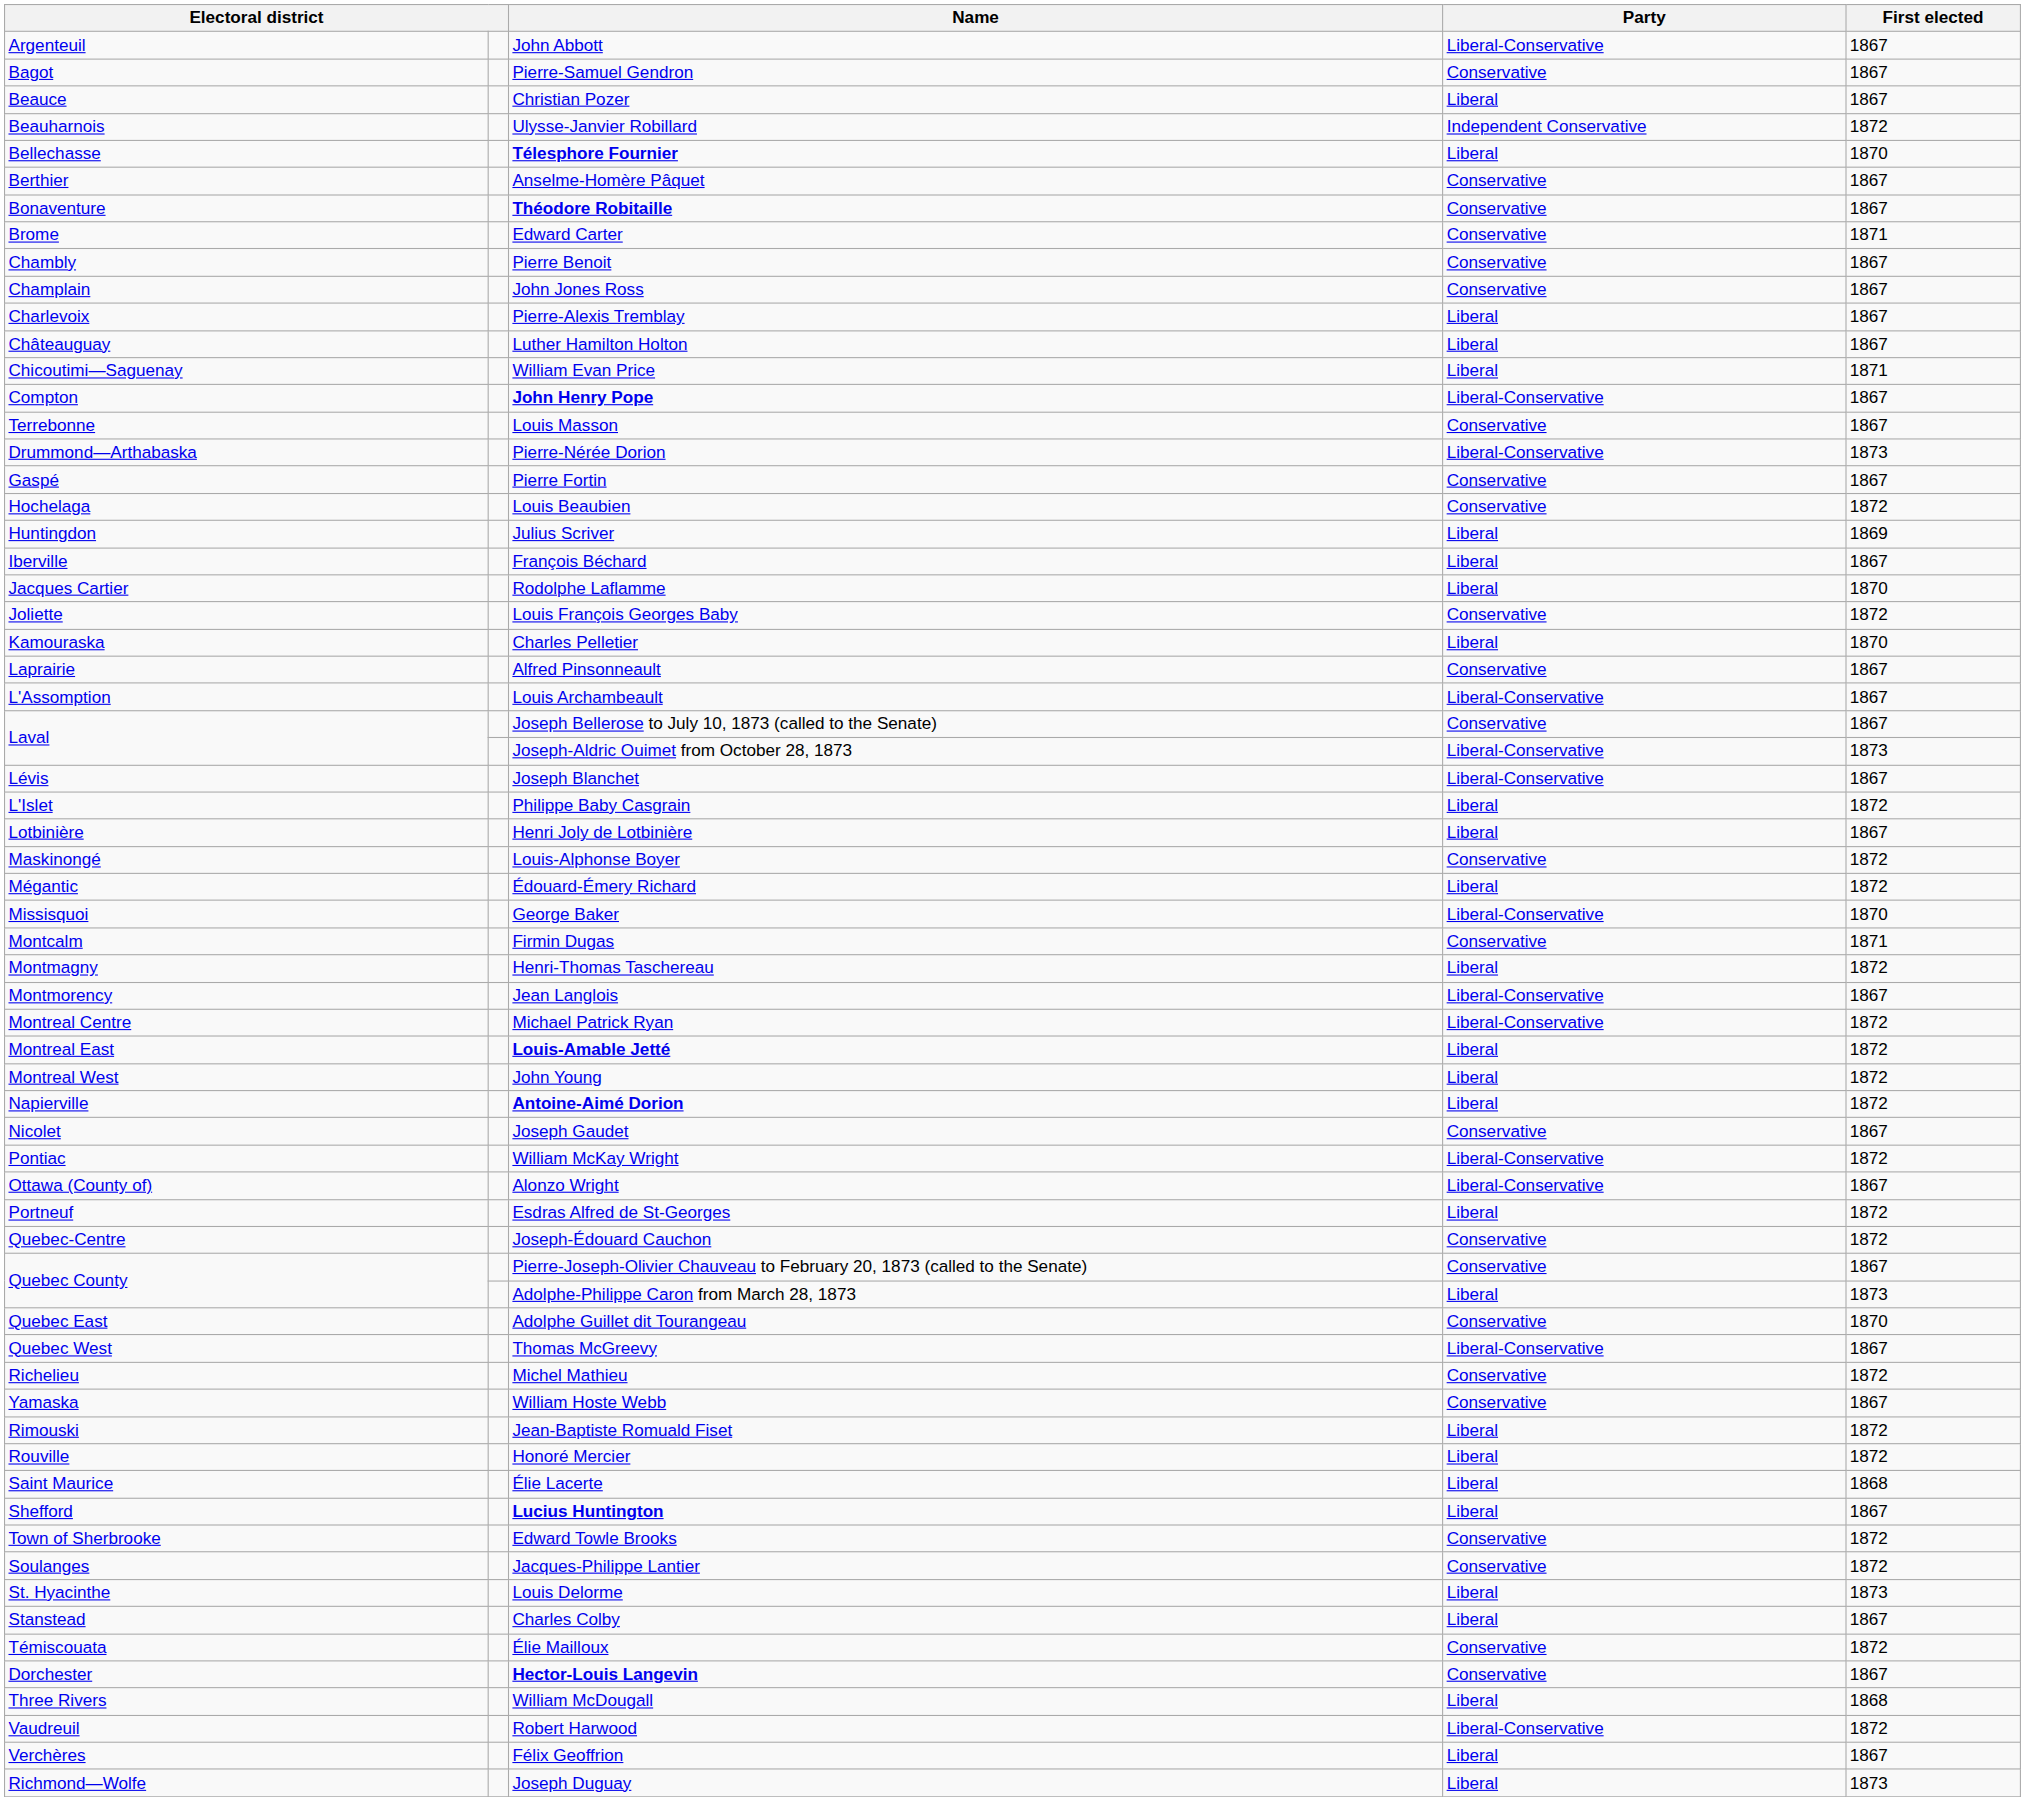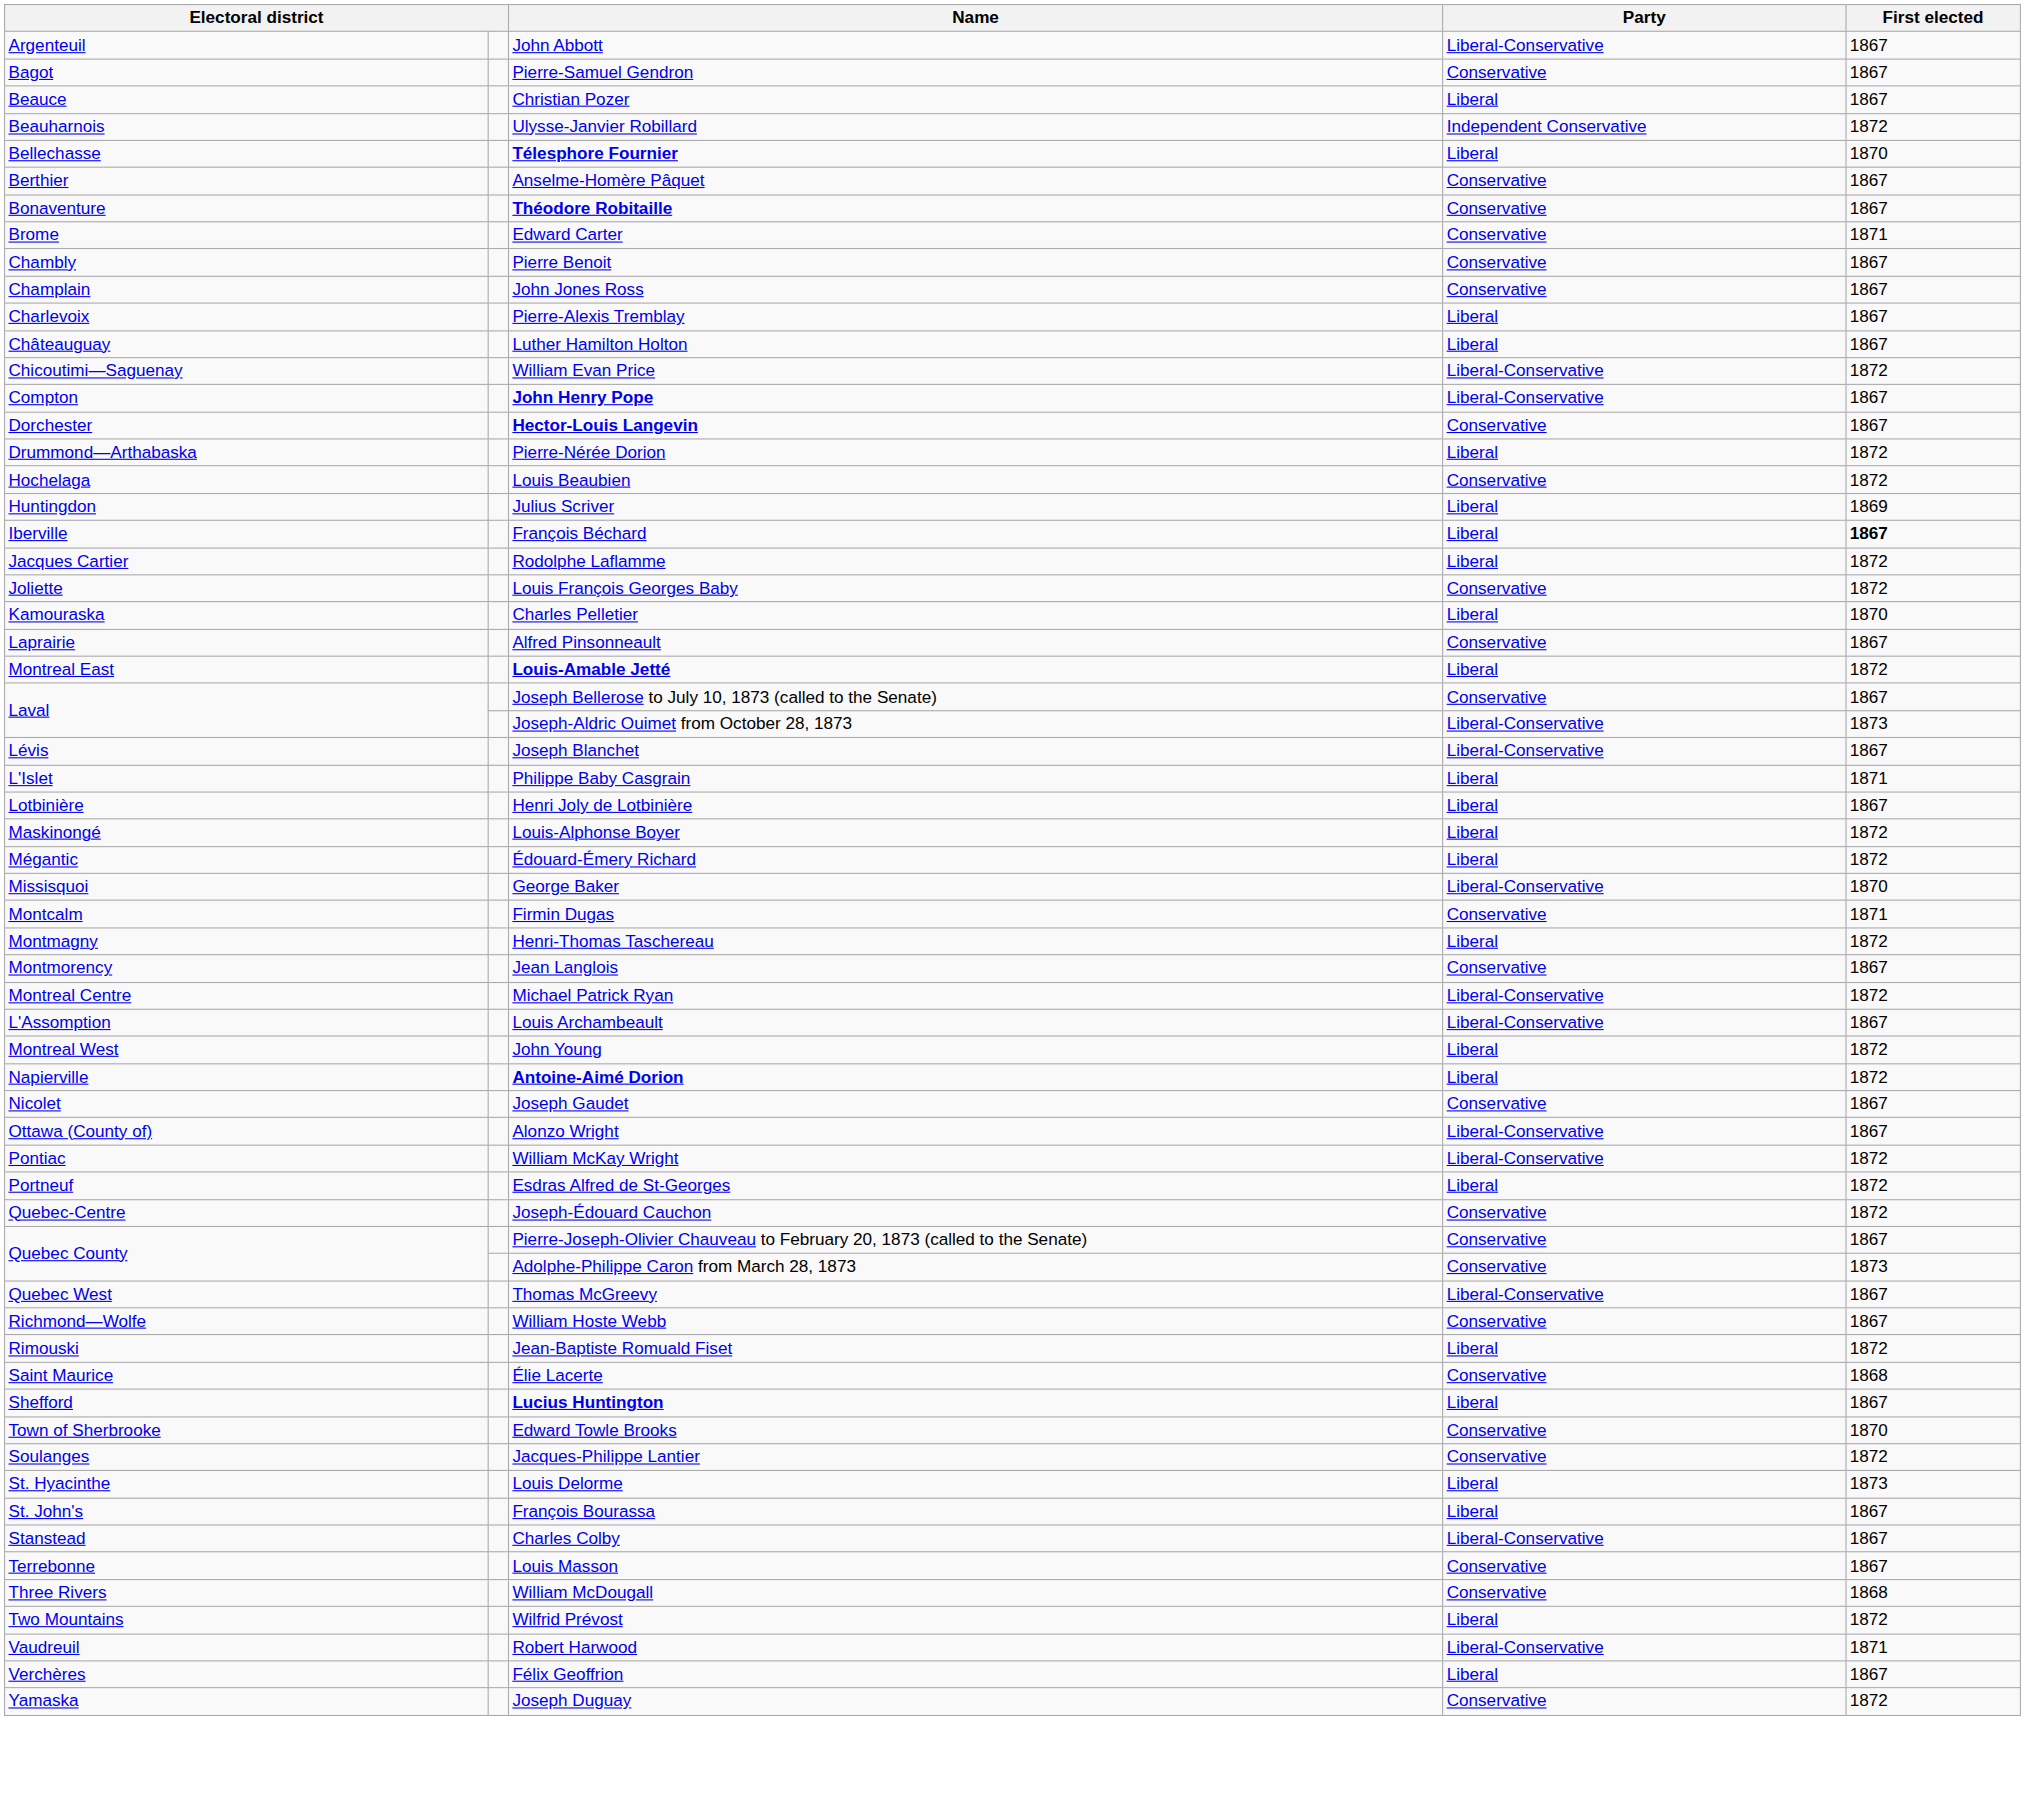(1472, 371) Liberal -> (1525, 371) Liberal-Conservative
(1869, 371) 1871 -> (1869, 371) 1872
rows swapped: (605, 1674) <-> (565, 425)
(1525, 452) Liberal-Conservative -> (1472, 452) Liberal
(1869, 452) 1873 -> (1869, 452) 1872
- row: (559, 479)
(1869, 561) normal -> (1869, 533) bold
(1869, 588) 1870 -> (1869, 561) 1872
rows swapped: (588, 696) <-> (591, 1049)
(1869, 805) 1872 -> (1869, 778) 1871
(1497, 859) Conservative -> (1472, 832) Liberal
(1525, 995) Liberal-Conservative -> (1497, 968) Conservative
rows swapped: (566, 1185) <-> (595, 1158)
(1472, 1294) Liberal -> (1497, 1267) Conservative
- row: (629, 1321)
- row: (570, 1375)
(44, 1402) Yamaska -> (77, 1321) Richmond—Wolfe
- row: (571, 1457)
(1472, 1484) Liberal -> (1497, 1375) Conservative
(1869, 1538) 1872 -> (1869, 1429) 1870
+ row: (584, 1511)
(1472, 1619) Liberal -> (1525, 1538) Liberal-Conservative
- row: (560, 1647)
(1472, 1701) Liberal -> (1497, 1592) Conservative
+ row: (568, 1619)
(1869, 1728) 1872 -> (1869, 1647) 1871
(77, 1782) Richmond—Wolfe -> (44, 1701) Yamaska
(1472, 1782) Liberal -> (1497, 1701) Conservative
(1869, 1782) 1873 -> (1869, 1701) 1872
